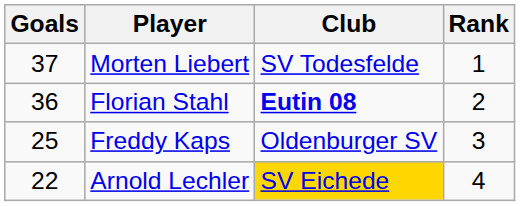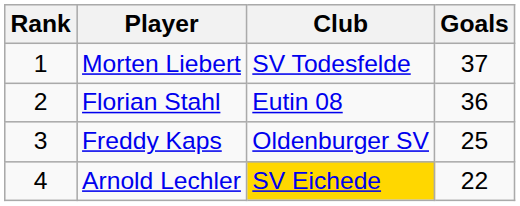columns swapped: (479, 24) <-> (45, 24)
(308, 102) bold -> (298, 102) normal
